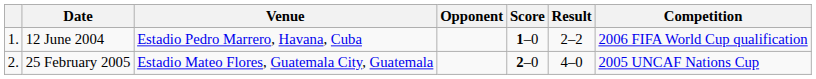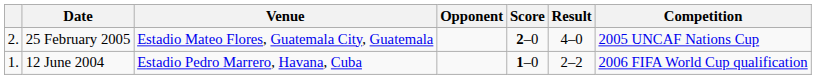rows swapped: (65, 39) <-> (78, 62)
